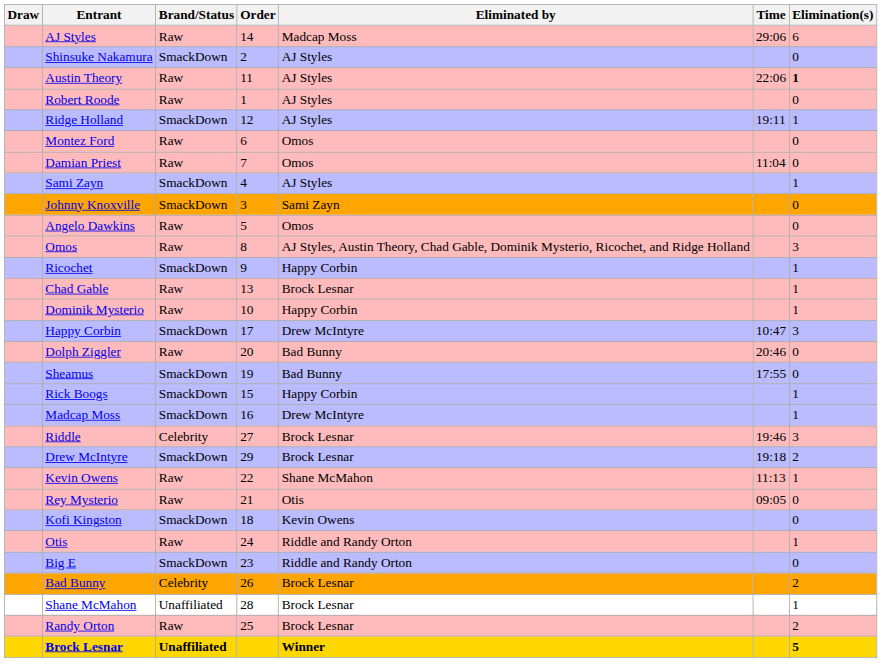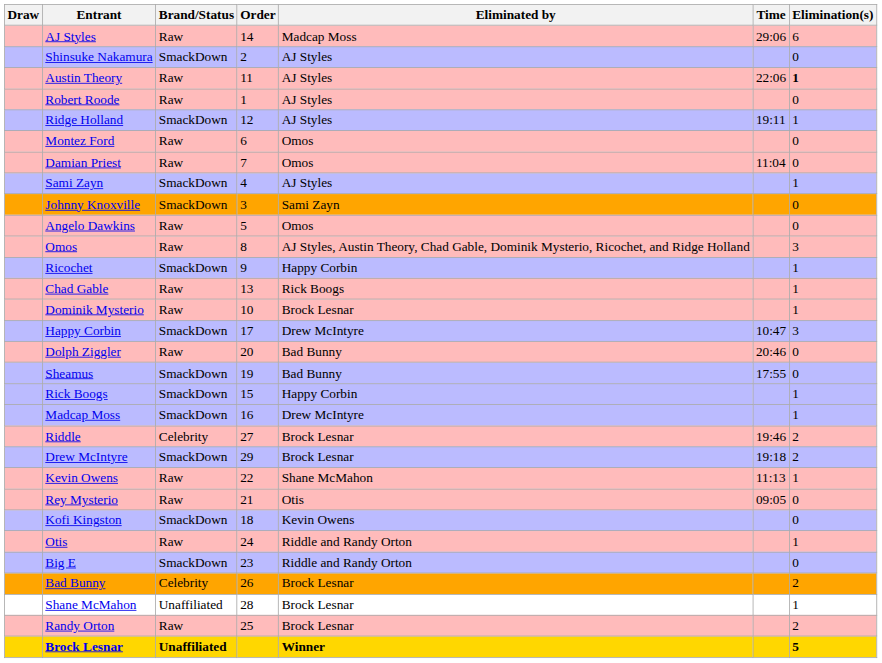(318, 288) Brock Lesnar -> (313, 288) Rick Boogs
(320, 309) Happy Corbin -> (318, 309) Brock Lesnar
(796, 436) 3 -> (796, 436) 2
